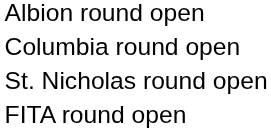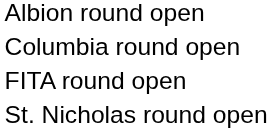rows swapped: (95, 114) <-> (136, 80)
